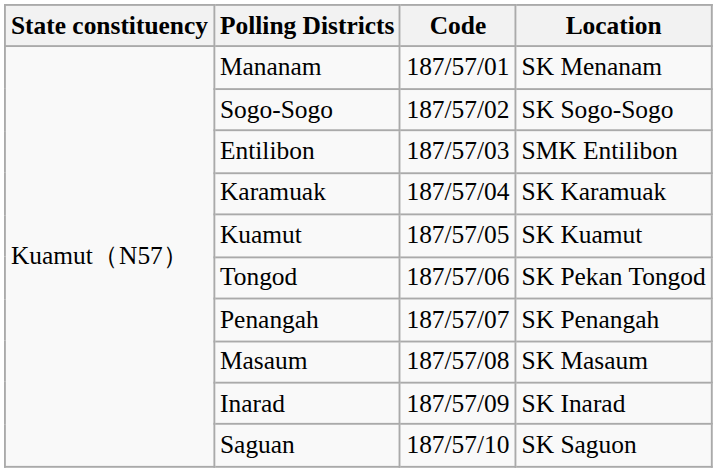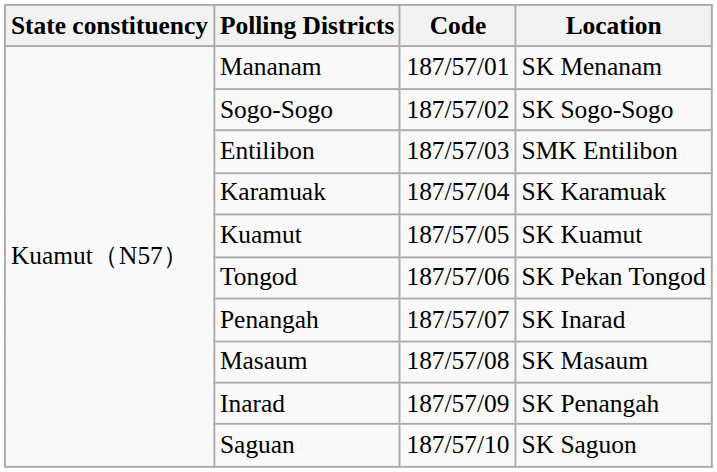(590, 318) SK Penangah -> (573, 318) SK Inarad
(573, 402) SK Inarad -> (590, 402) SK Penangah
